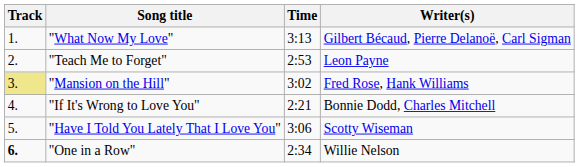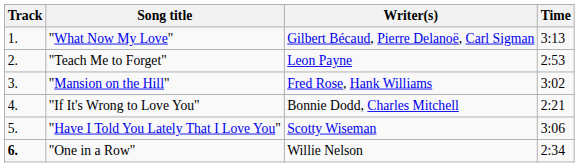columns swapped: (447, 15) <-> (302, 15)
(13, 83) khaki background -> (13, 83) no background
